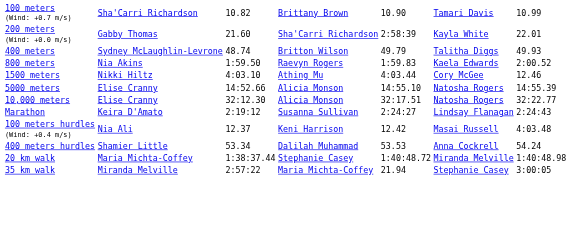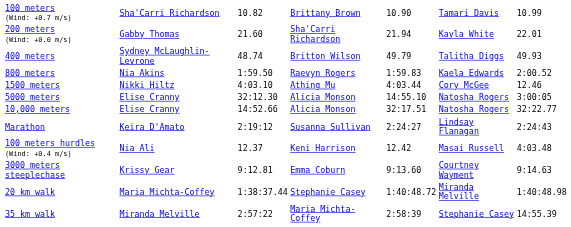(398, 34) 2:58:39 -> (399, 34) 21.94
(245, 88) 14:52.66 -> (258, 97) 32:12.30
(536, 88) 14:55.39 -> (534, 97) 3:00:05
(245, 100) 32:12.30 -> (258, 109) 14:52.66
- row: (50, 146)
+ row: (35, 170)
(393, 170) 21.94 -> (404, 213) 2:58:39
(534, 170) 3:00:05 -> (537, 213) 14:55.39
